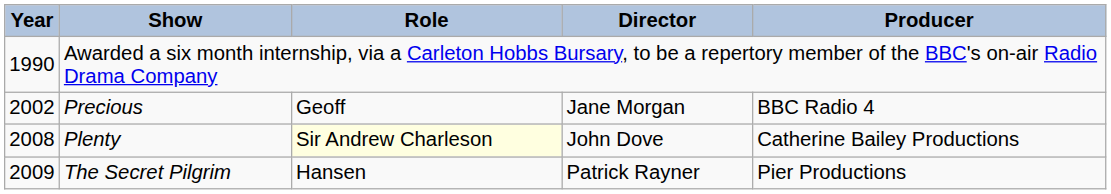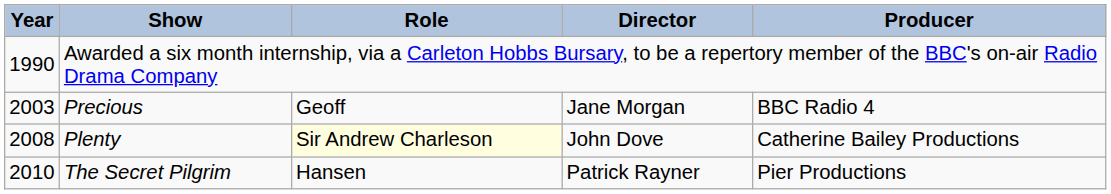(32, 107) 2002 -> (32, 107) 2003
(32, 172) 2009 -> (32, 172) 2010
